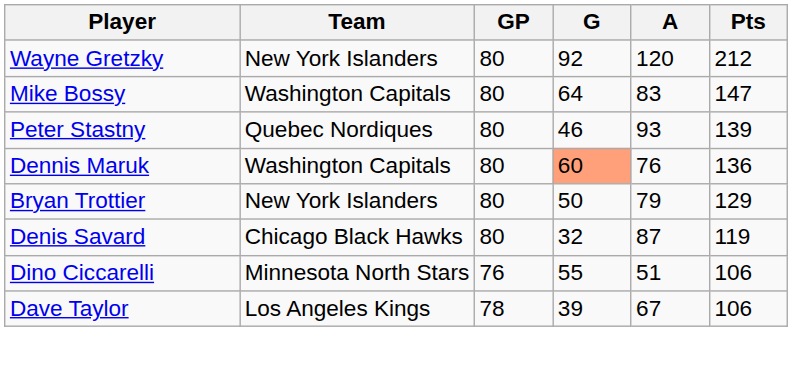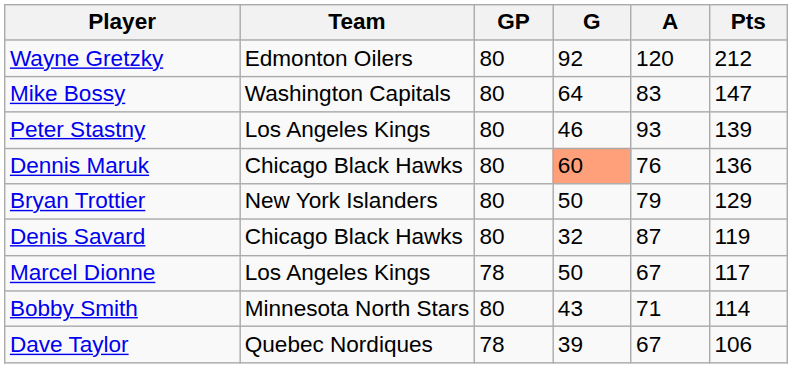(341, 58) New York Islanders -> (329, 58) Edmonton Oilers
(339, 129) Quebec Nordiques -> (338, 129) Los Angeles Kings
(348, 165) Washington Capitals -> (354, 165) Chicago Black Hawks
+ row: (83, 272)
+ row: (74, 308)
- row: (82, 272)
(338, 308) Los Angeles Kings -> (339, 344) Quebec Nordiques
